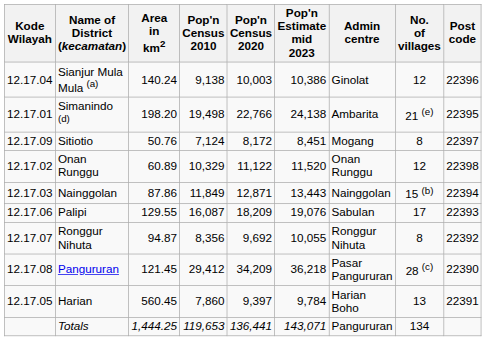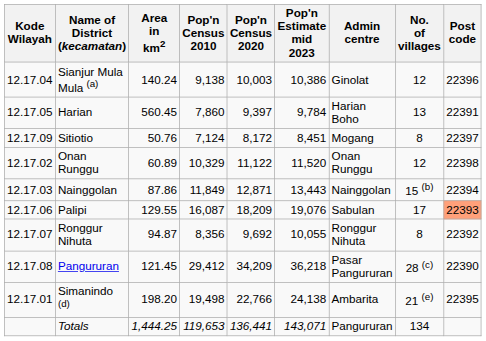rows swapped: (75, 301) <-> (86, 112)
(462, 213) no background -> (462, 210) lightsalmon background
